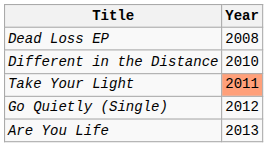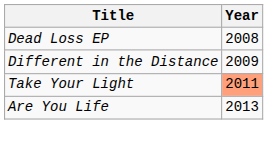(242, 62) 2010 -> (242, 62) 2009
- row: (88, 108)
